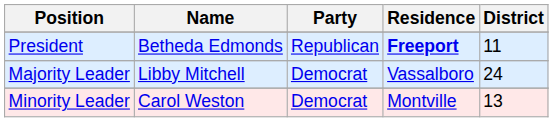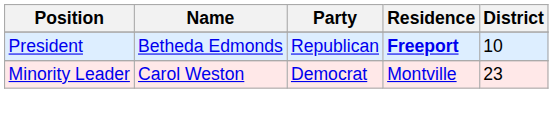(492, 46) 11 -> (493, 46) 10
- row: (69, 74)
(493, 102) 13 -> (493, 74) 23
